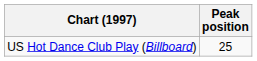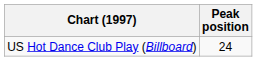(225, 46) 25 -> (225, 46) 24
